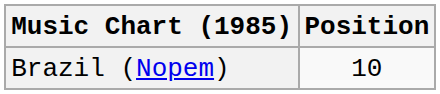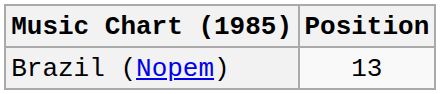(367, 69) 10 -> (367, 69) 13
